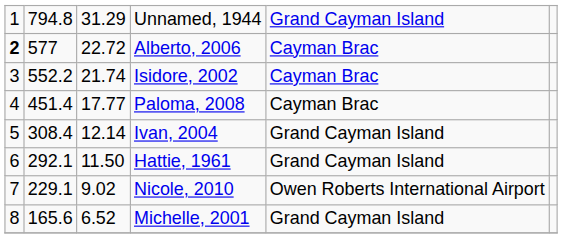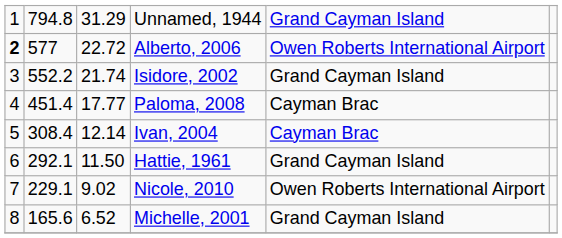(324, 48) Cayman Brac -> (407, 48) Owen Roberts International Airport
(324, 76) Cayman Brac -> (357, 76) Grand Cayman Island
(357, 133) Grand Cayman Island -> (324, 133) Cayman Brac
